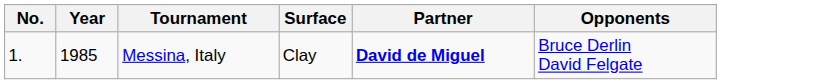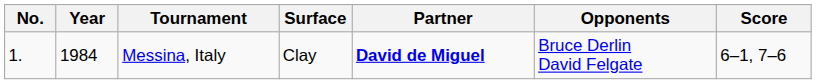+ column: (764, 17)
(79, 55) 1985 -> (79, 55) 1984
